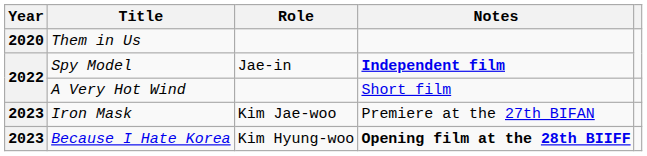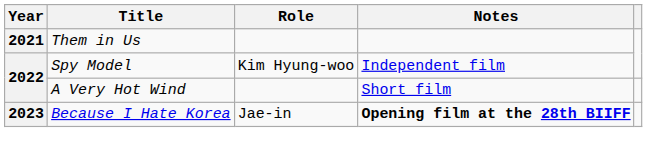(26, 41) 2020 -> (26, 41) 2021
(265, 65) Jae-in -> (296, 65) Kim Hyung-woo
(433, 65) bold -> (433, 65) normal
- row: (92, 114)
(296, 139) Kim Hyung-woo -> (265, 114) Jae-in
